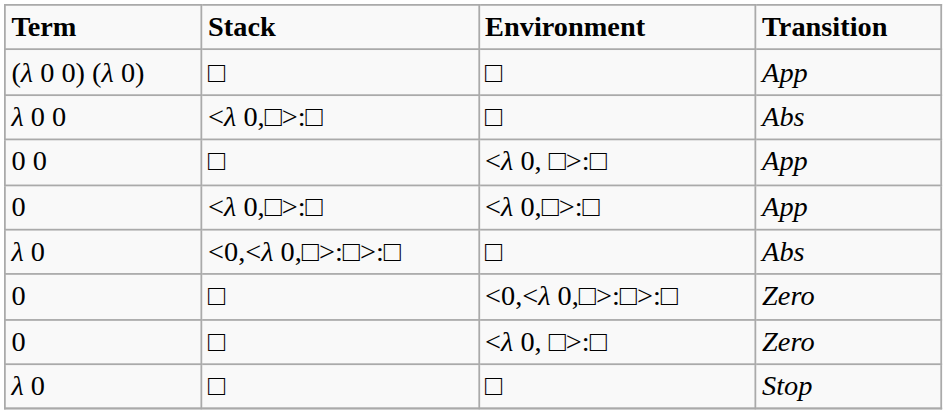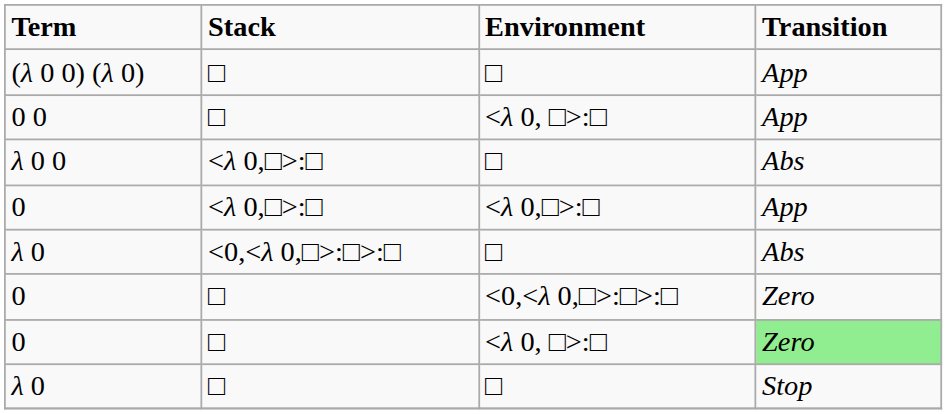rows swapped: (39, 116) <-> (29, 161)
(788, 341) no background -> (788, 341) lightgreen background
